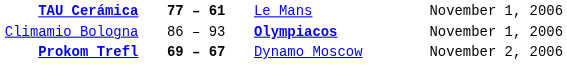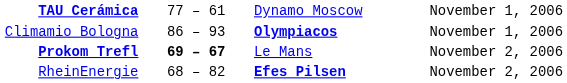(196, 12) bold -> (196, 12) normal
(283, 12) Le Mans -> (308, 12) Dynamo Moscow
(308, 52) Dynamo Moscow -> (283, 52) Le Mans
+ row: (88, 73)
